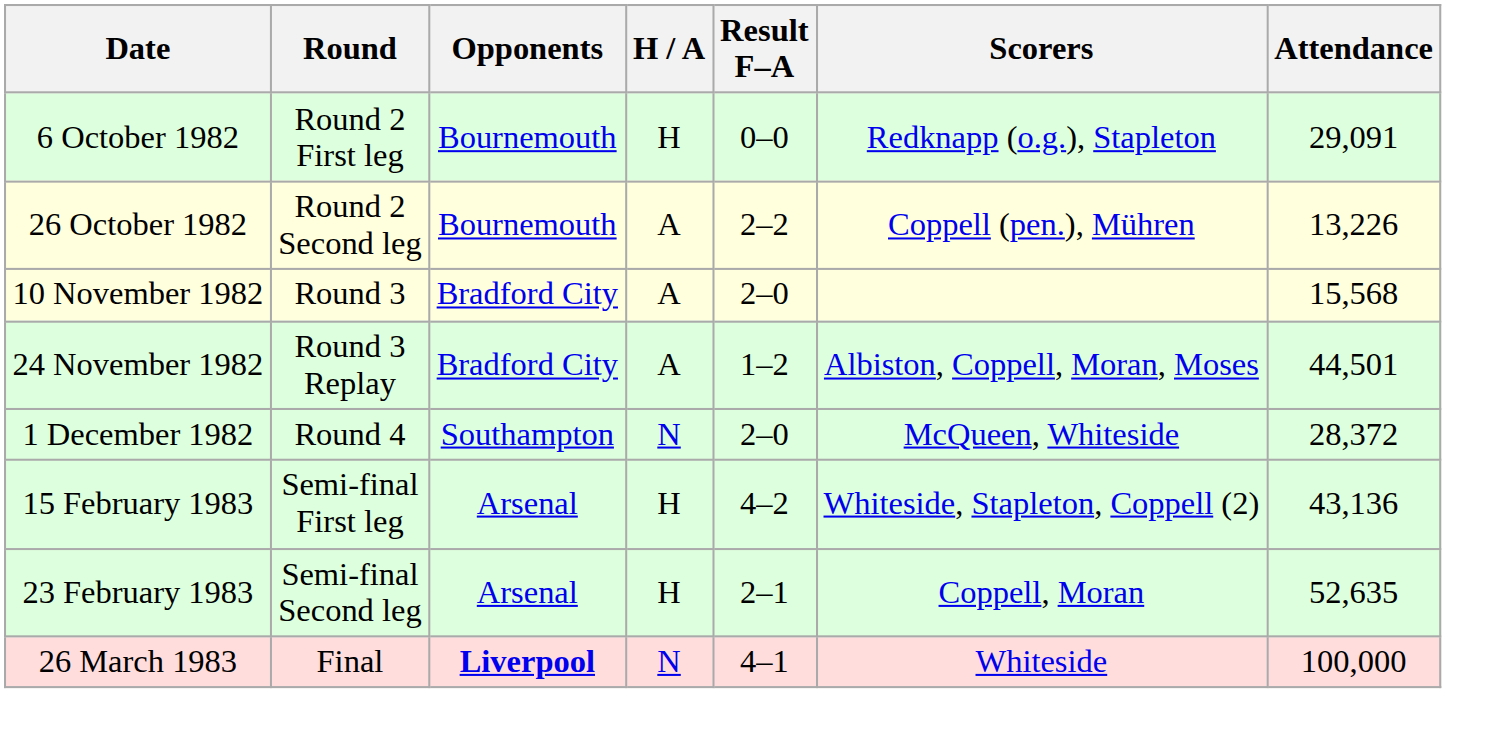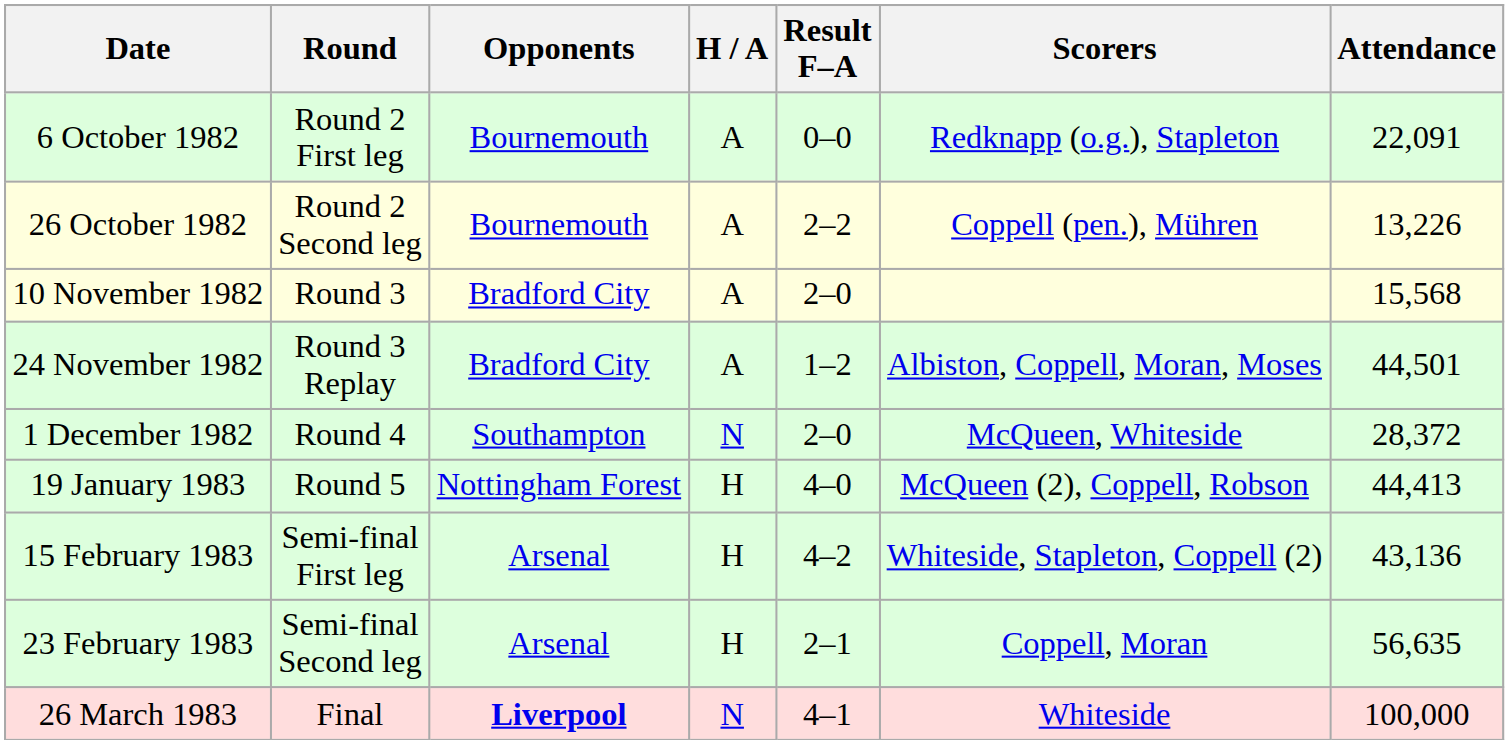(669, 136) H -> (732, 136) A
(1354, 136) 29,091 -> (1417, 136) 22,091
+ row: (138, 485)
(1354, 591) 52,635 -> (1417, 643) 56,635
